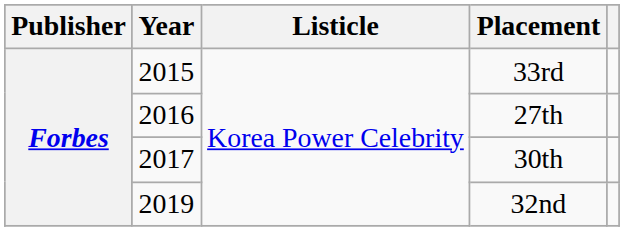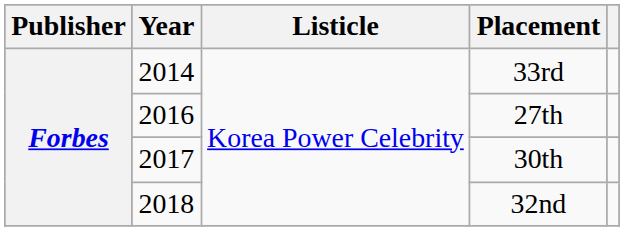(166, 70) 2015 -> (166, 70) 2014
(166, 203) 2019 -> (166, 203) 2018
